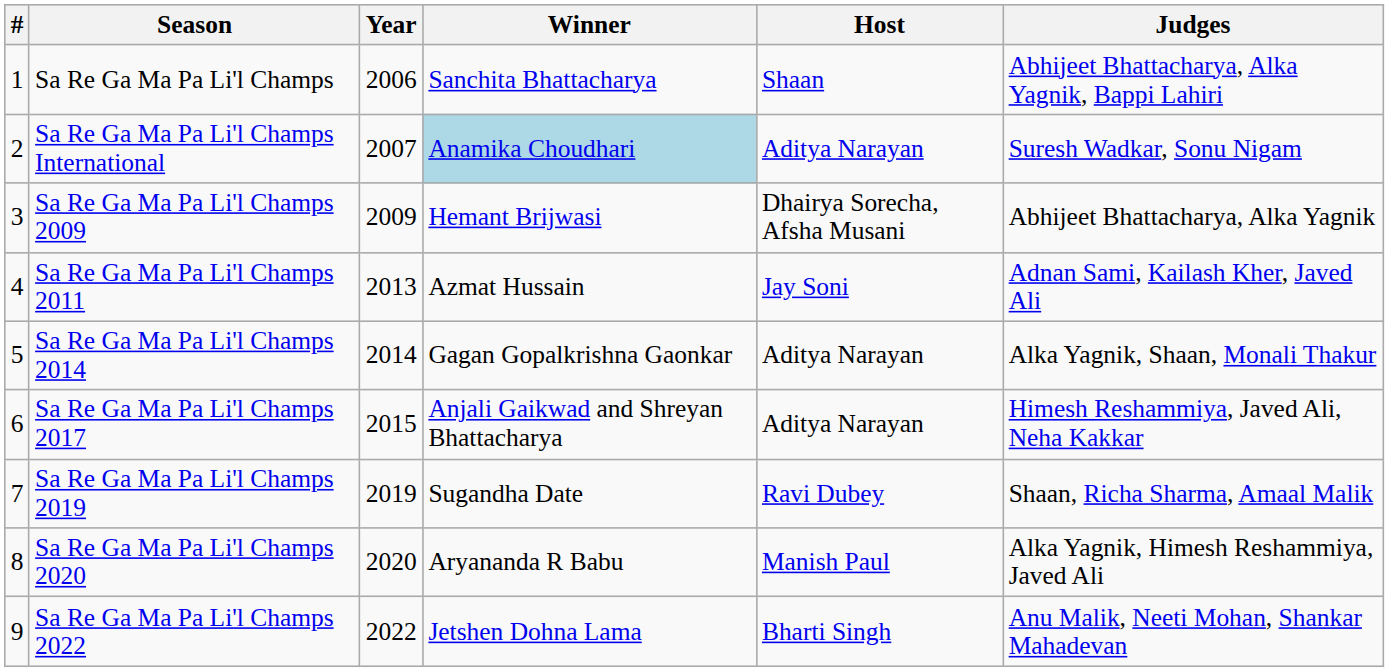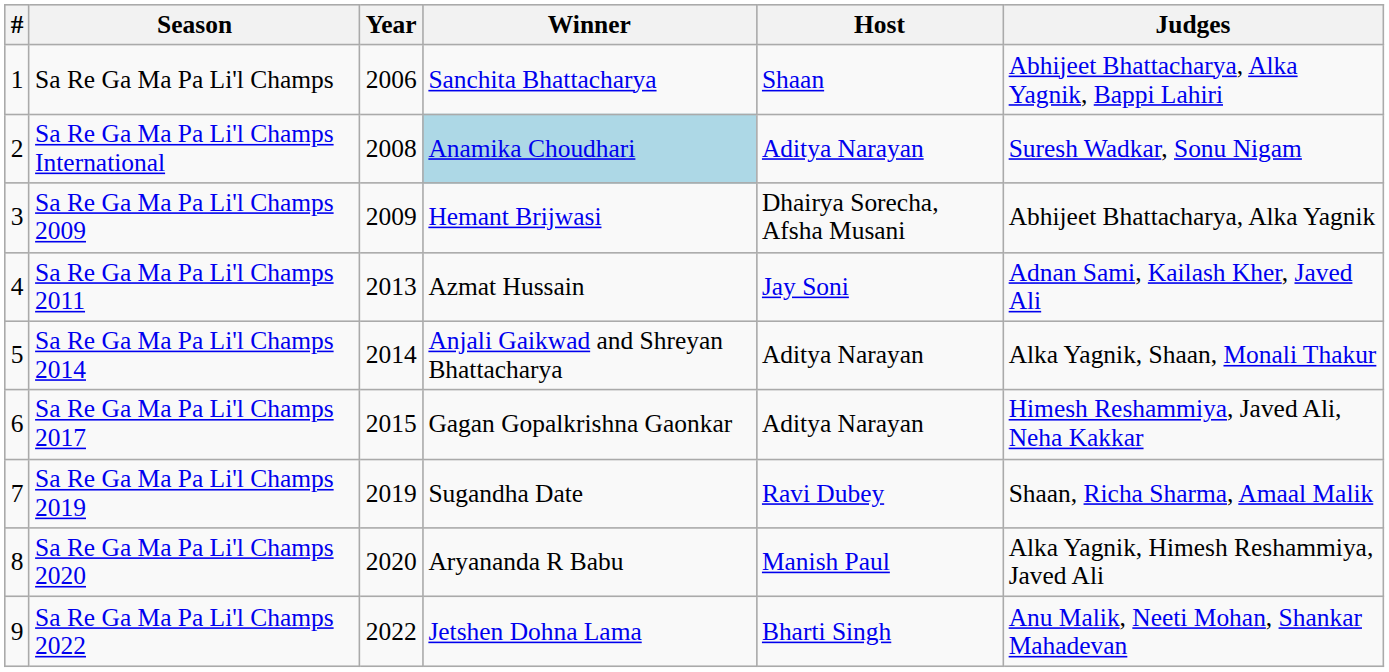(391, 148) 2007 -> (391, 148) 2008
(580, 355) Gagan Gopalkrishna Gaonkar -> (576, 355) Anjali Gaikwad and Shreyan Bhattacharya
(576, 424) Anjali Gaikwad and Shreyan Bhattacharya -> (580, 424) Gagan Gopalkrishna Gaonkar
